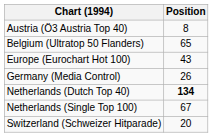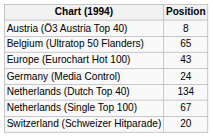(186, 76) 26 -> (186, 76) 24
(186, 92) bold -> (186, 92) normal
